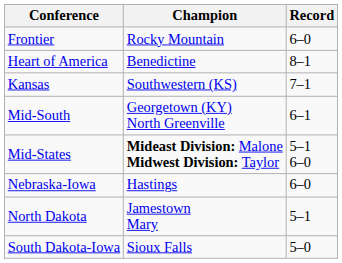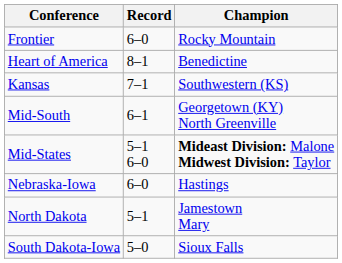columns swapped: (205, 15) <-> (312, 15)
